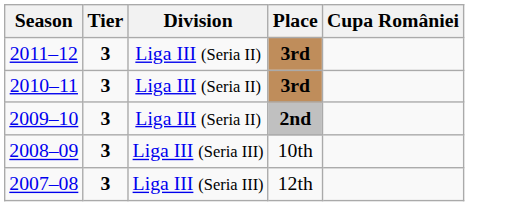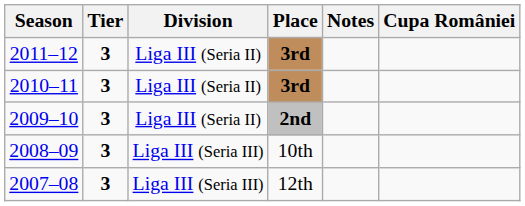+ column: (351, 21)
